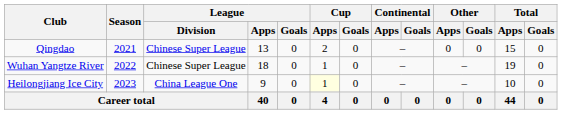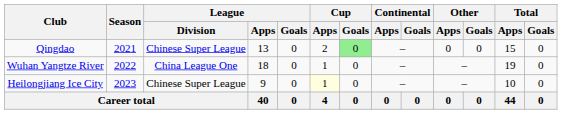(356, 48) no background -> (356, 48) lightgreen background
(196, 65) Chinese Super League -> (196, 65) China League One
(196, 83) China League One -> (196, 83) Chinese Super League
